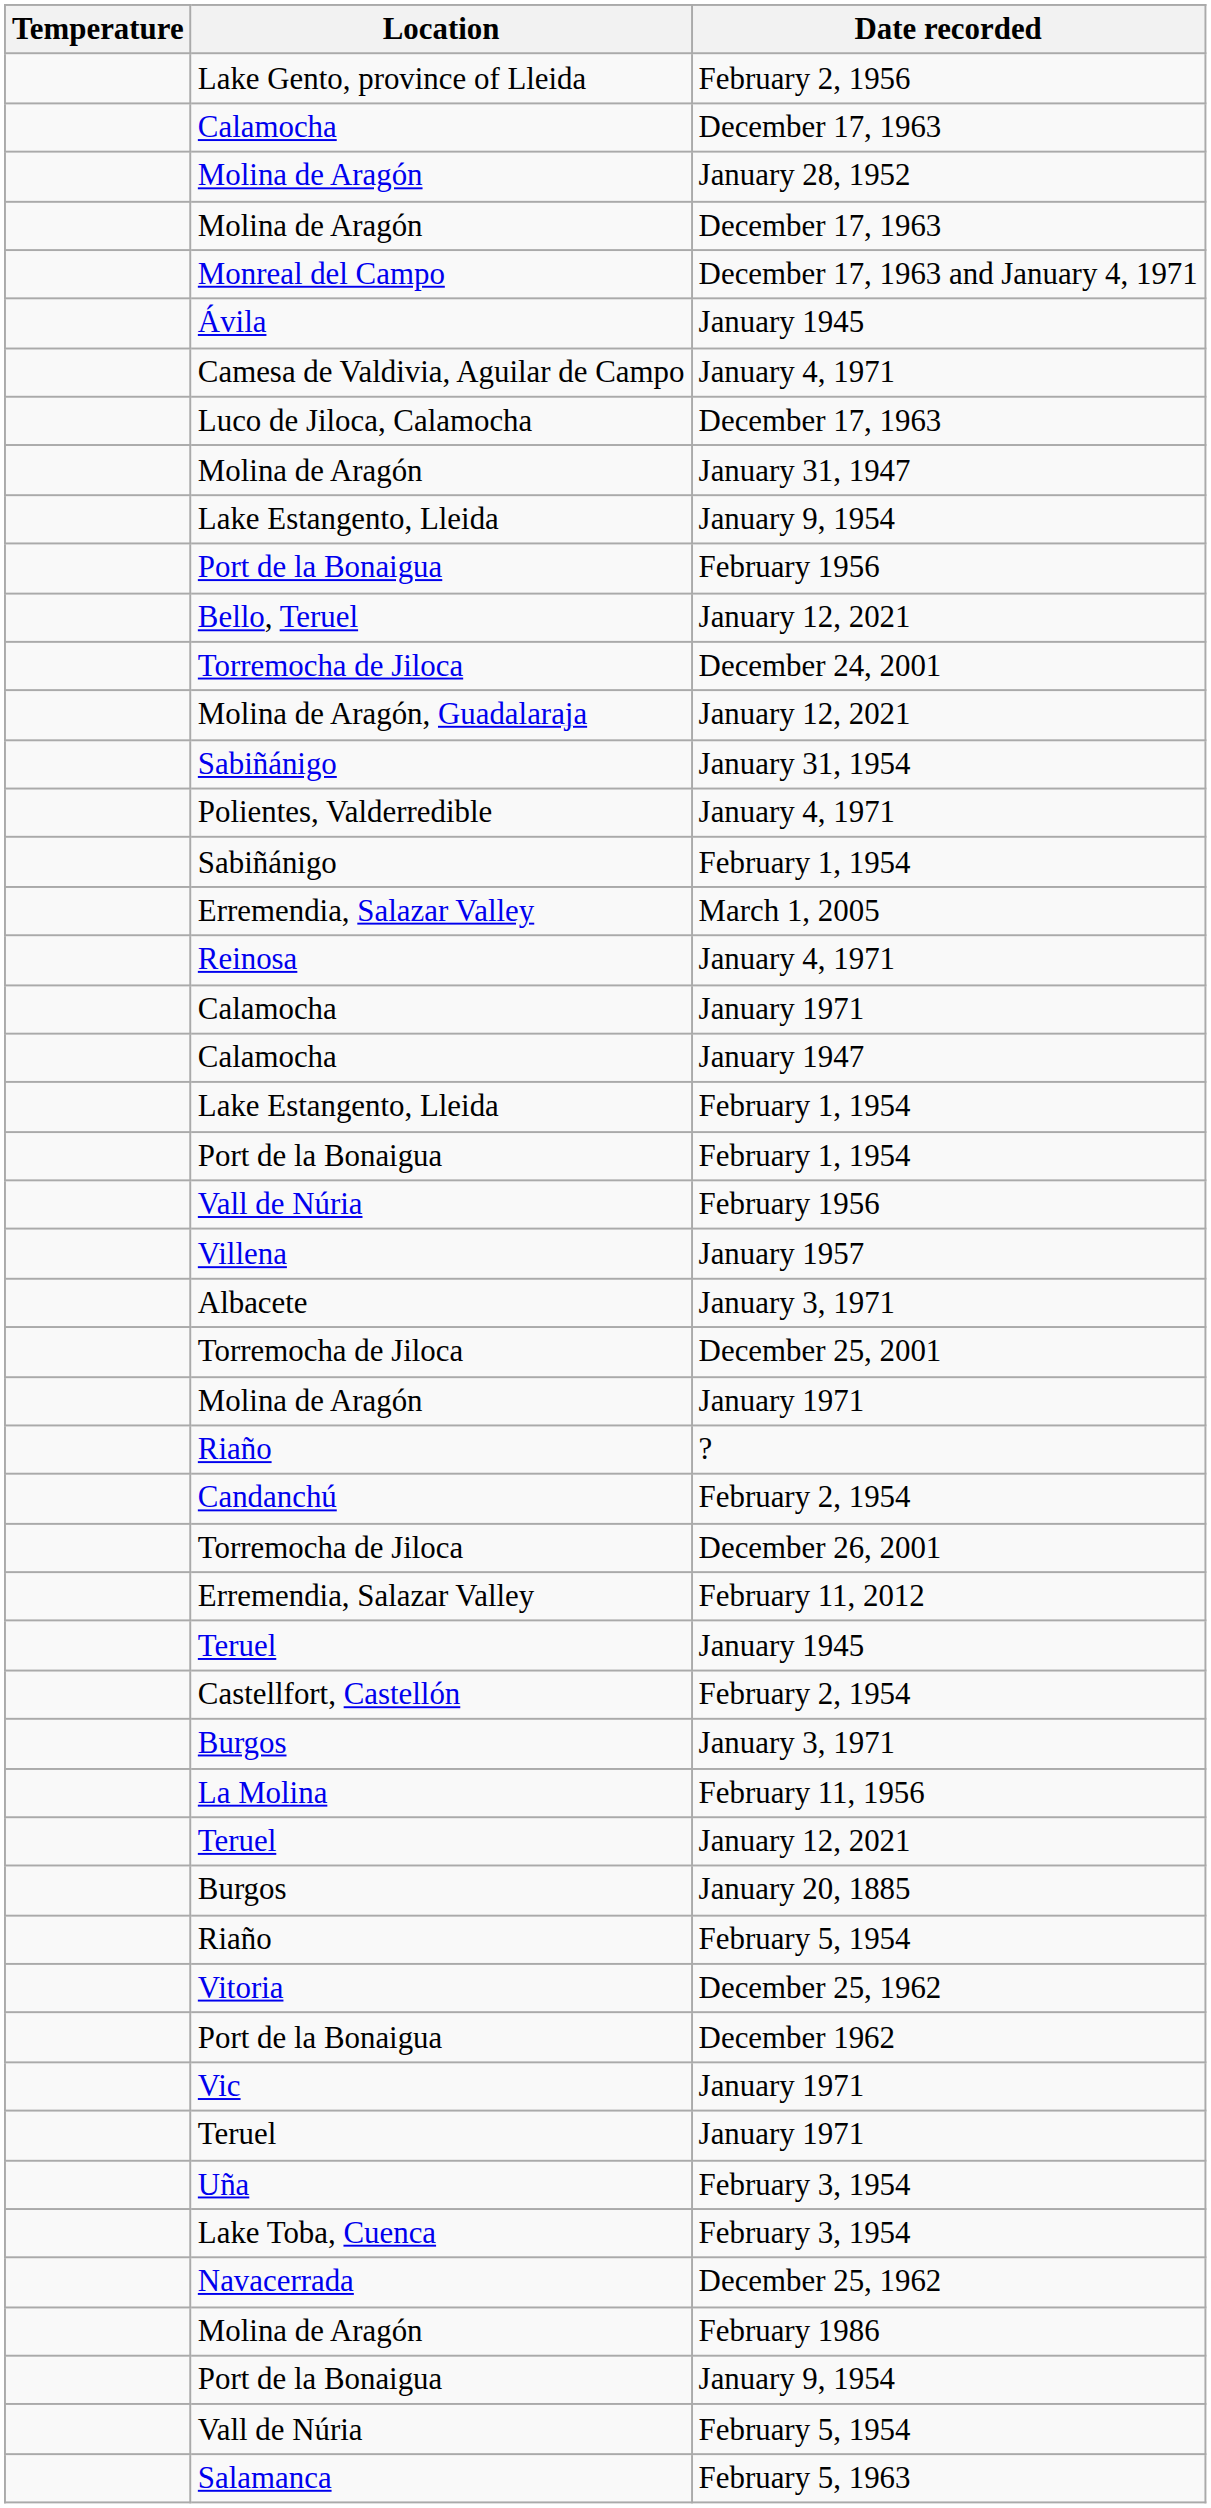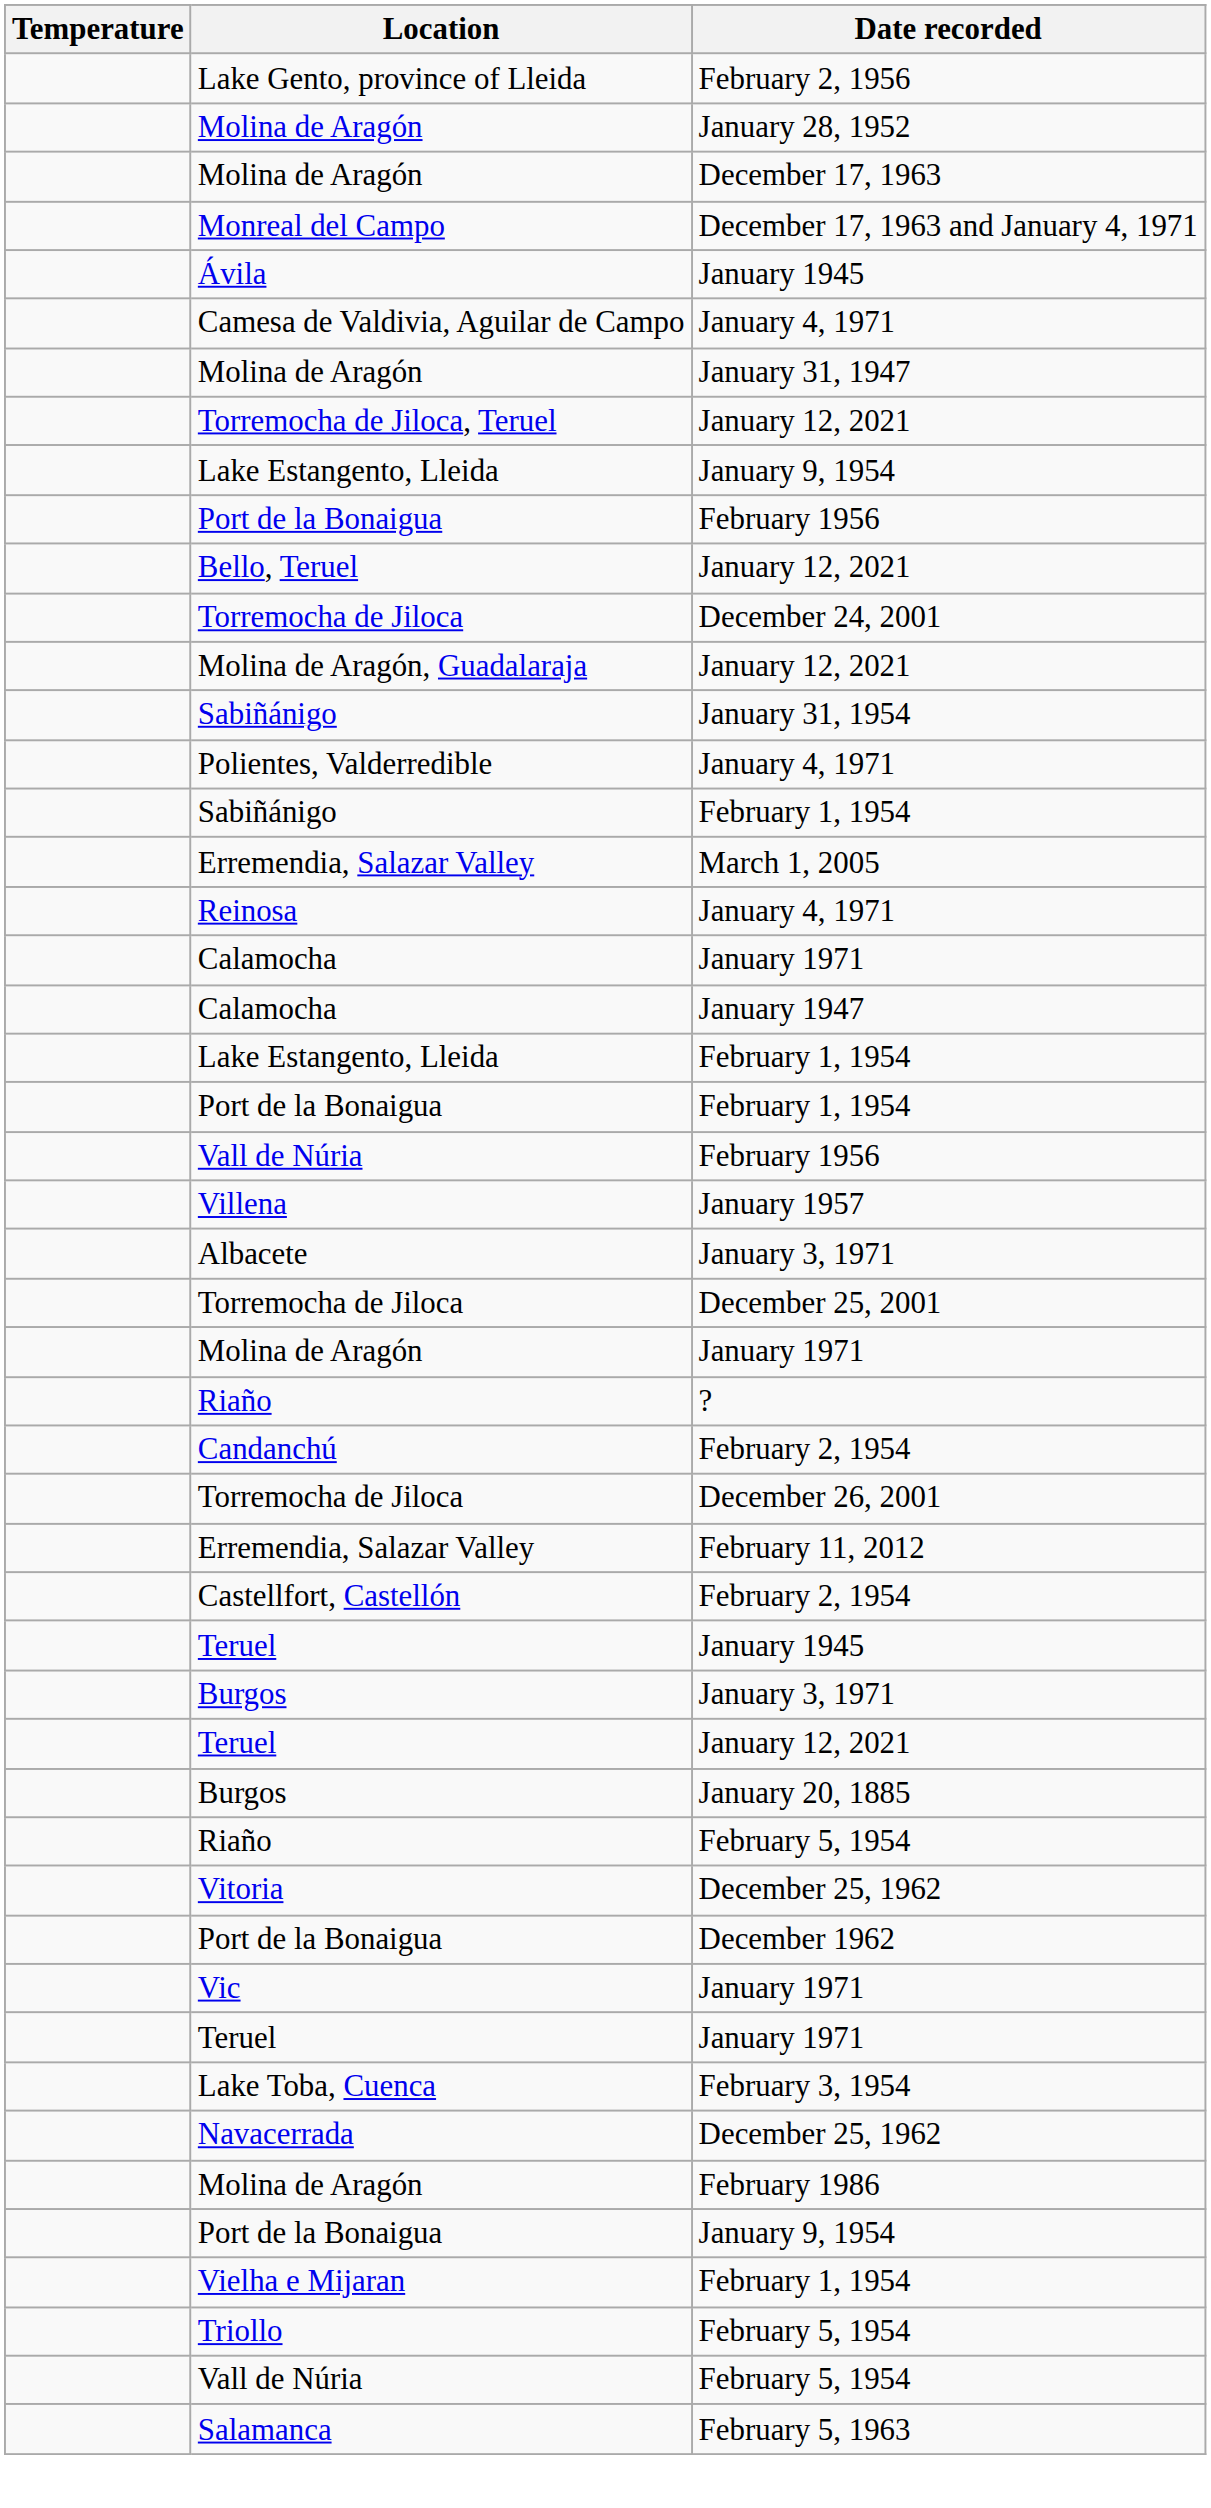- row: (267, 126)
- row: (365, 420)
+ row: (377, 420)
rows swapped: (237, 1645) <-> (329, 1694)
- row: (263, 1792)
- row: (224, 2183)
+ row: (302, 2281)
+ row: (240, 2330)
